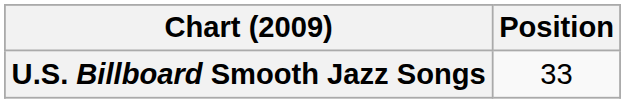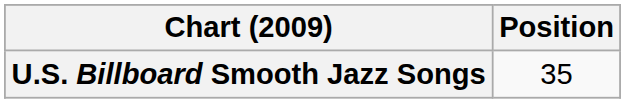(557, 73) 33 -> (557, 73) 35
